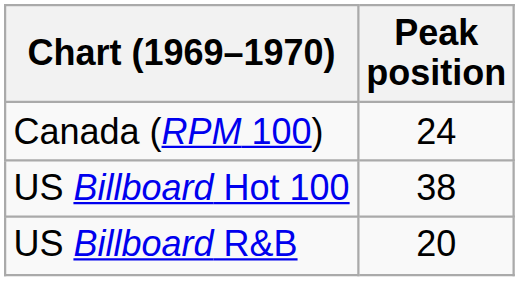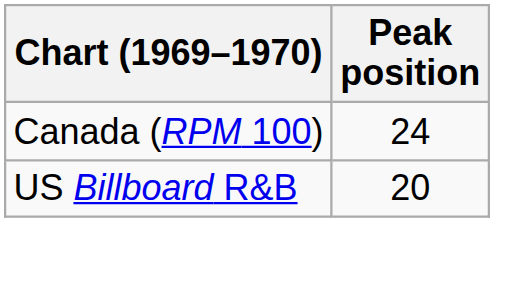- row: (182, 187)
